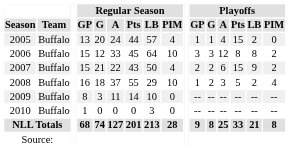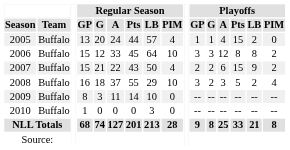(197, 82) 1 -> (197, 82) 3
